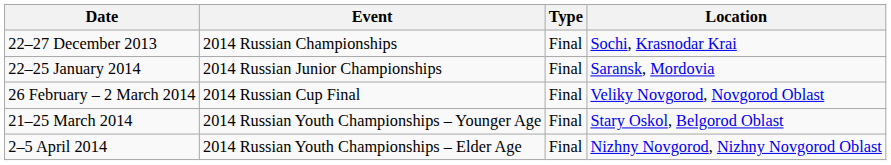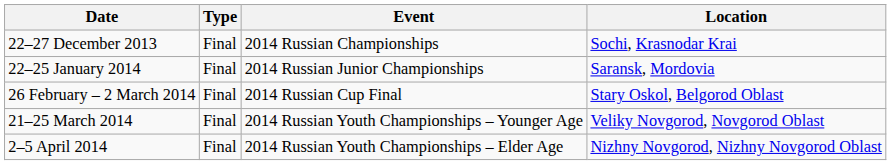columns swapped: (372, 17) <-> (566, 17)
(707, 95) Veliky Novgorod, Novgorod Oblast -> (687, 95) Stary Oskol, Belgorod Oblast
(687, 120) Stary Oskol, Belgorod Oblast -> (707, 120) Veliky Novgorod, Novgorod Oblast
